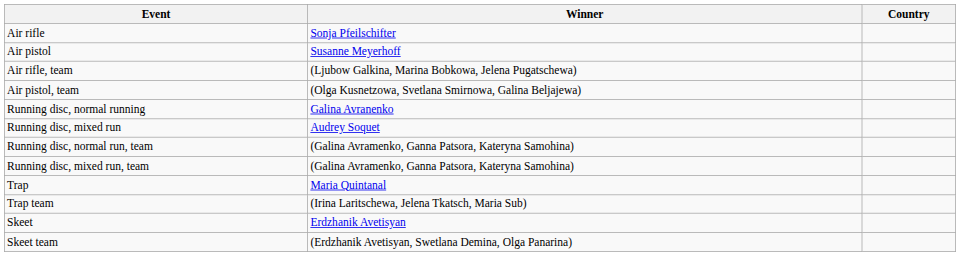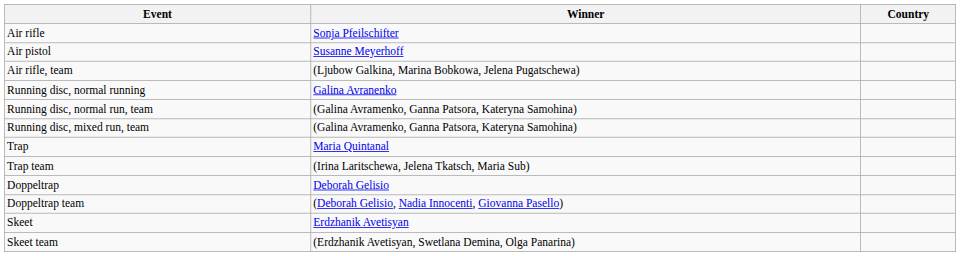- row: (43, 90)
- row: (64, 128)
+ row: (33, 185)
+ row: (46, 204)
